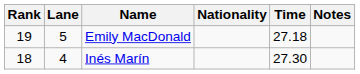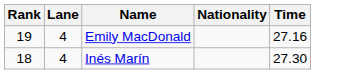- column: (332, 15)
(63, 36) 5 -> (63, 36) 4
(290, 36) 27.18 -> (290, 36) 27.16
